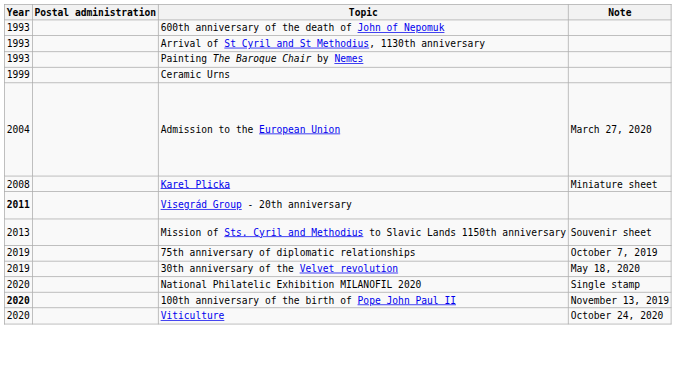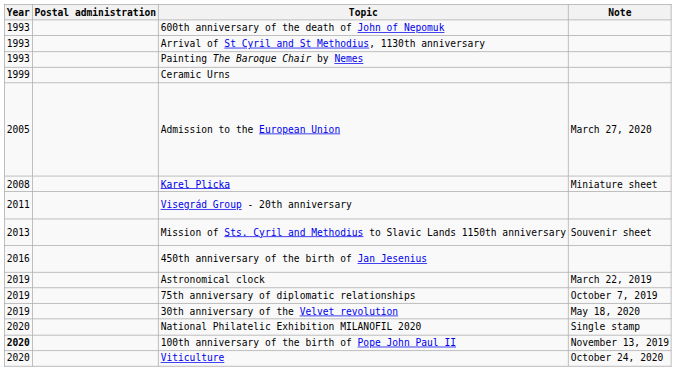(18, 129) 2004 -> (18, 129) 2005
(18, 205) bold -> (18, 205) normal
+ row: (294, 259)
+ row: (213, 280)
